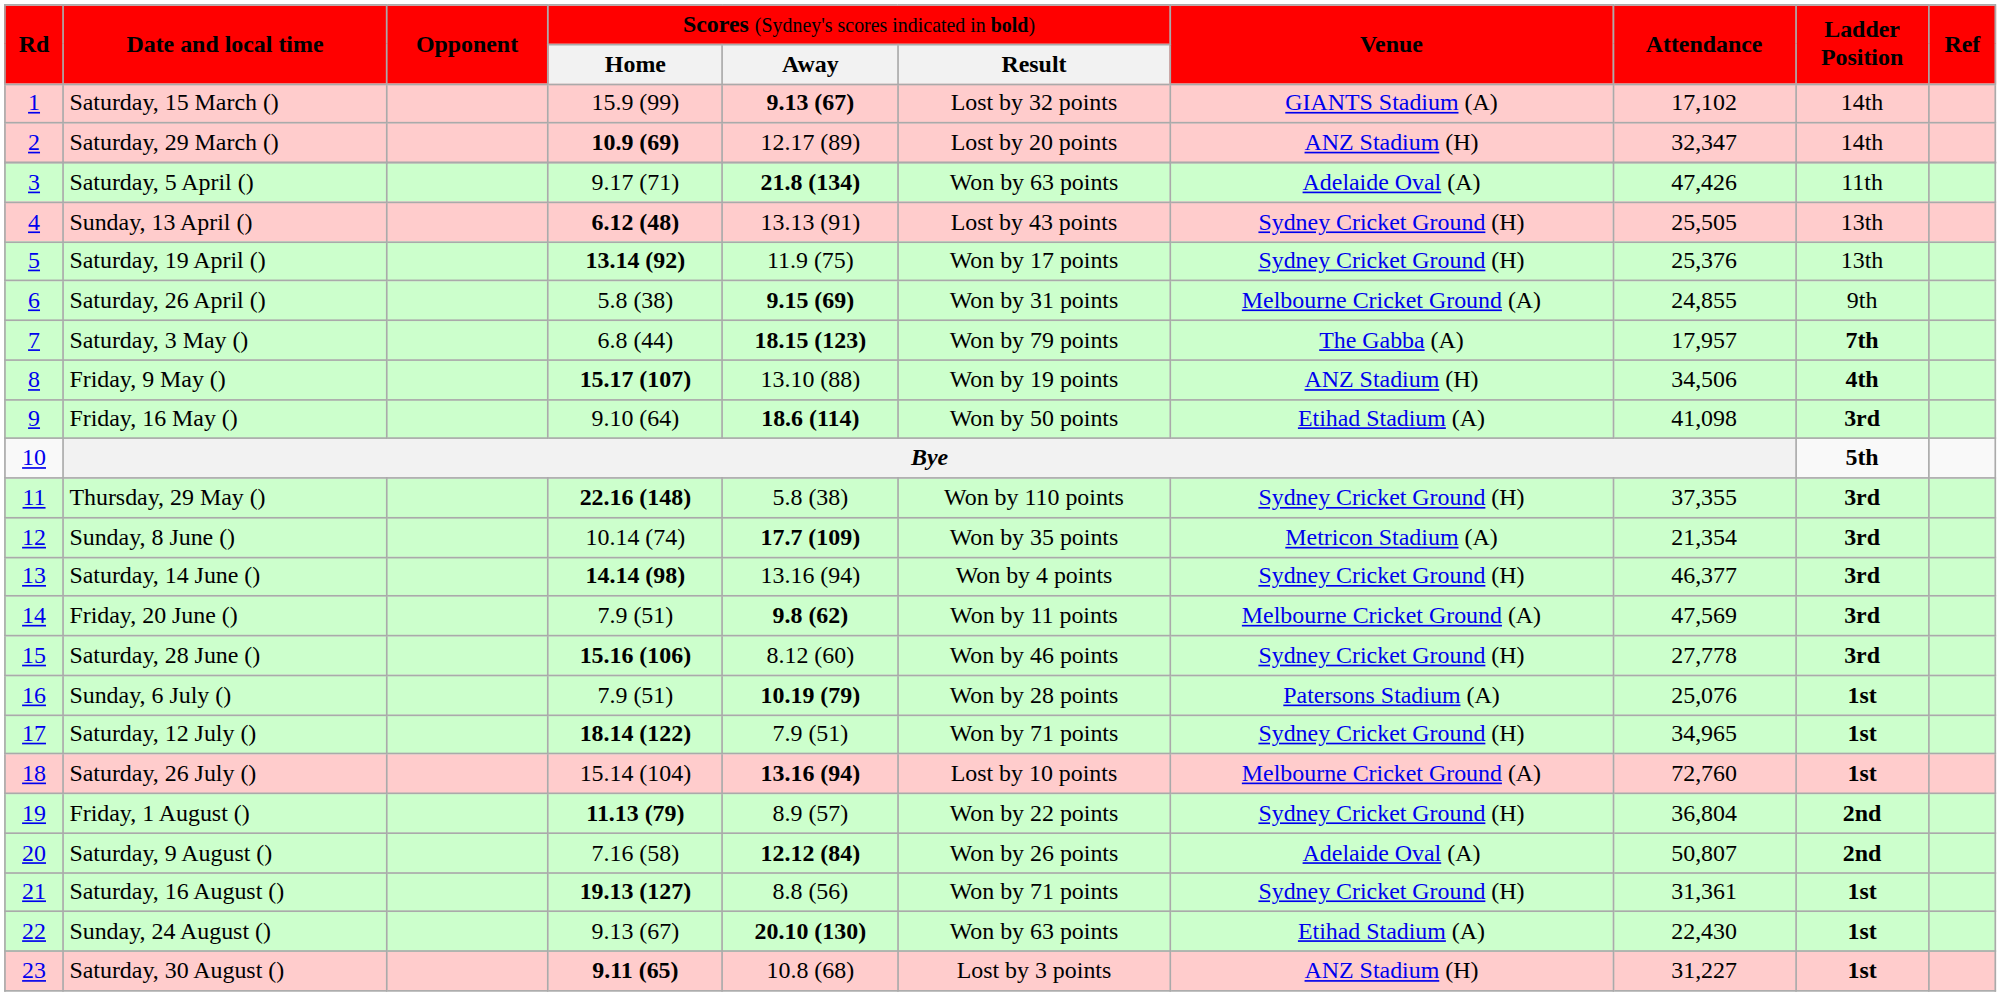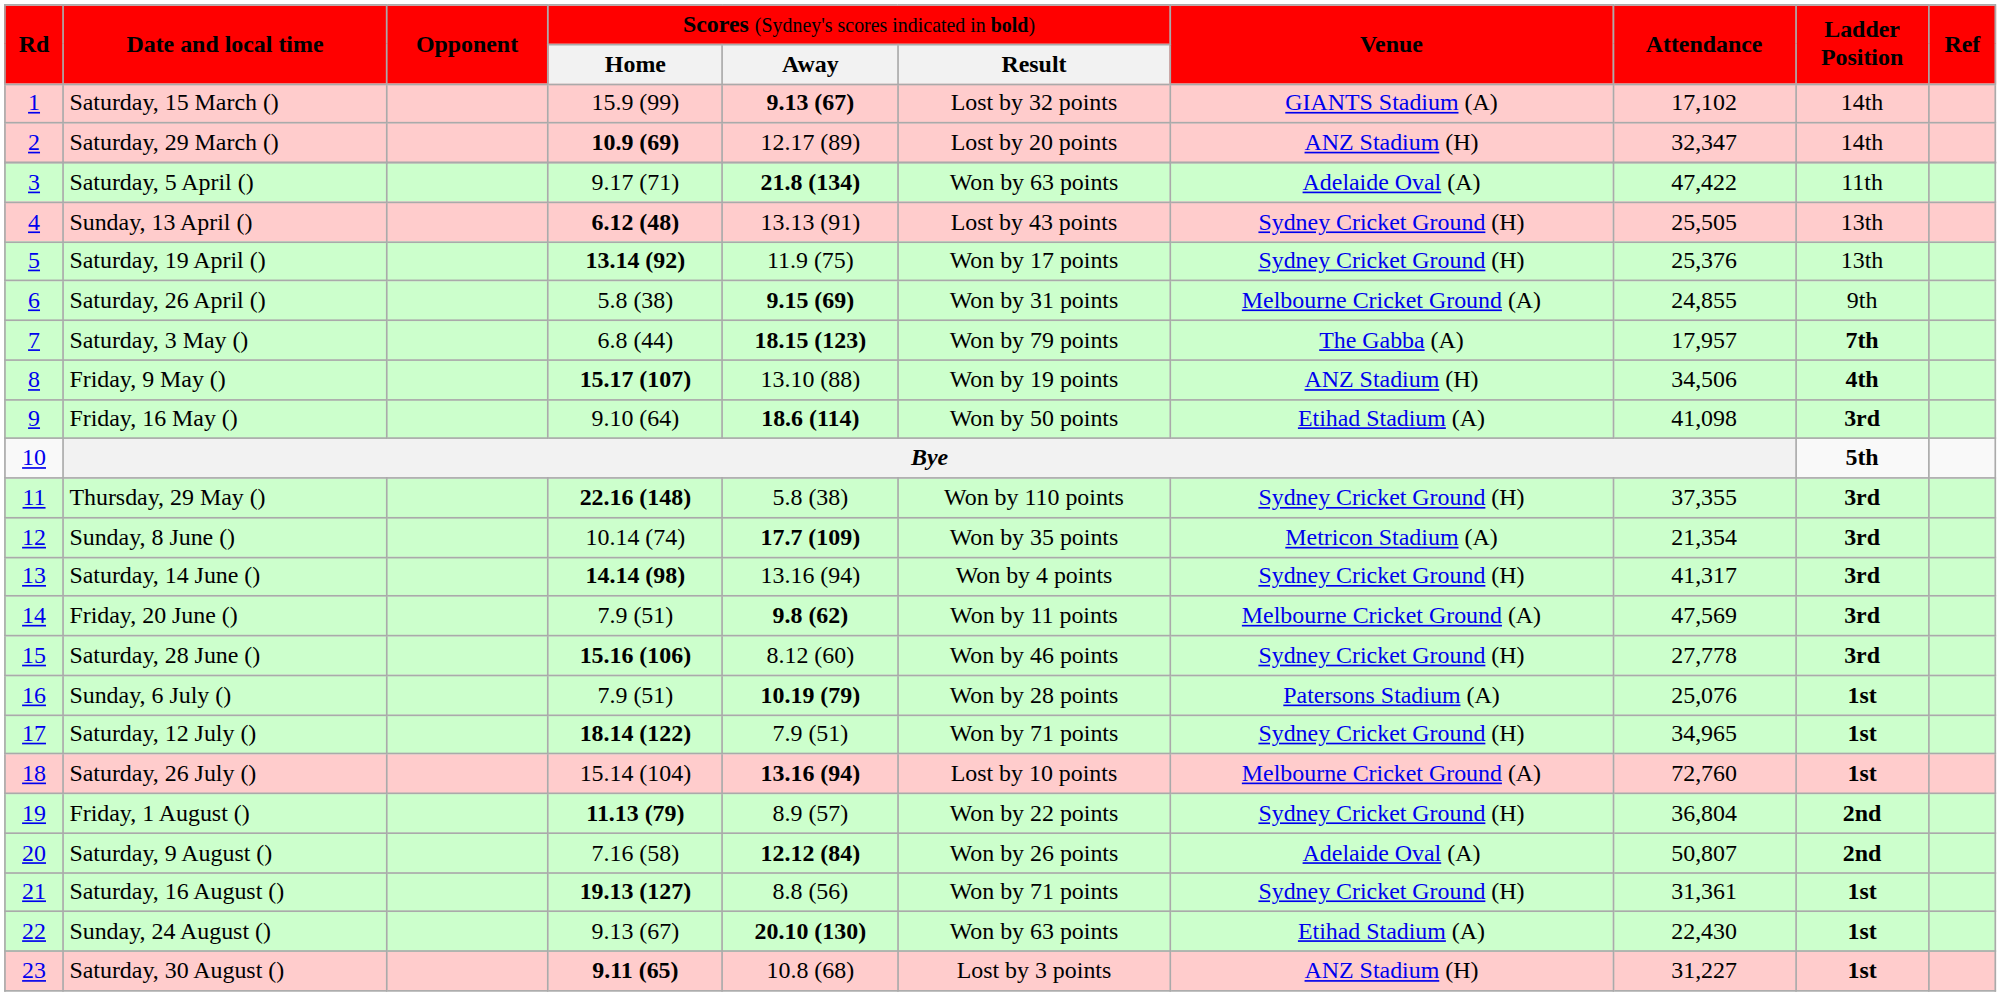(1704, 182) 47,426 -> (1704, 182) 47,422
(1704, 576) 46,377 -> (1704, 576) 41,317
